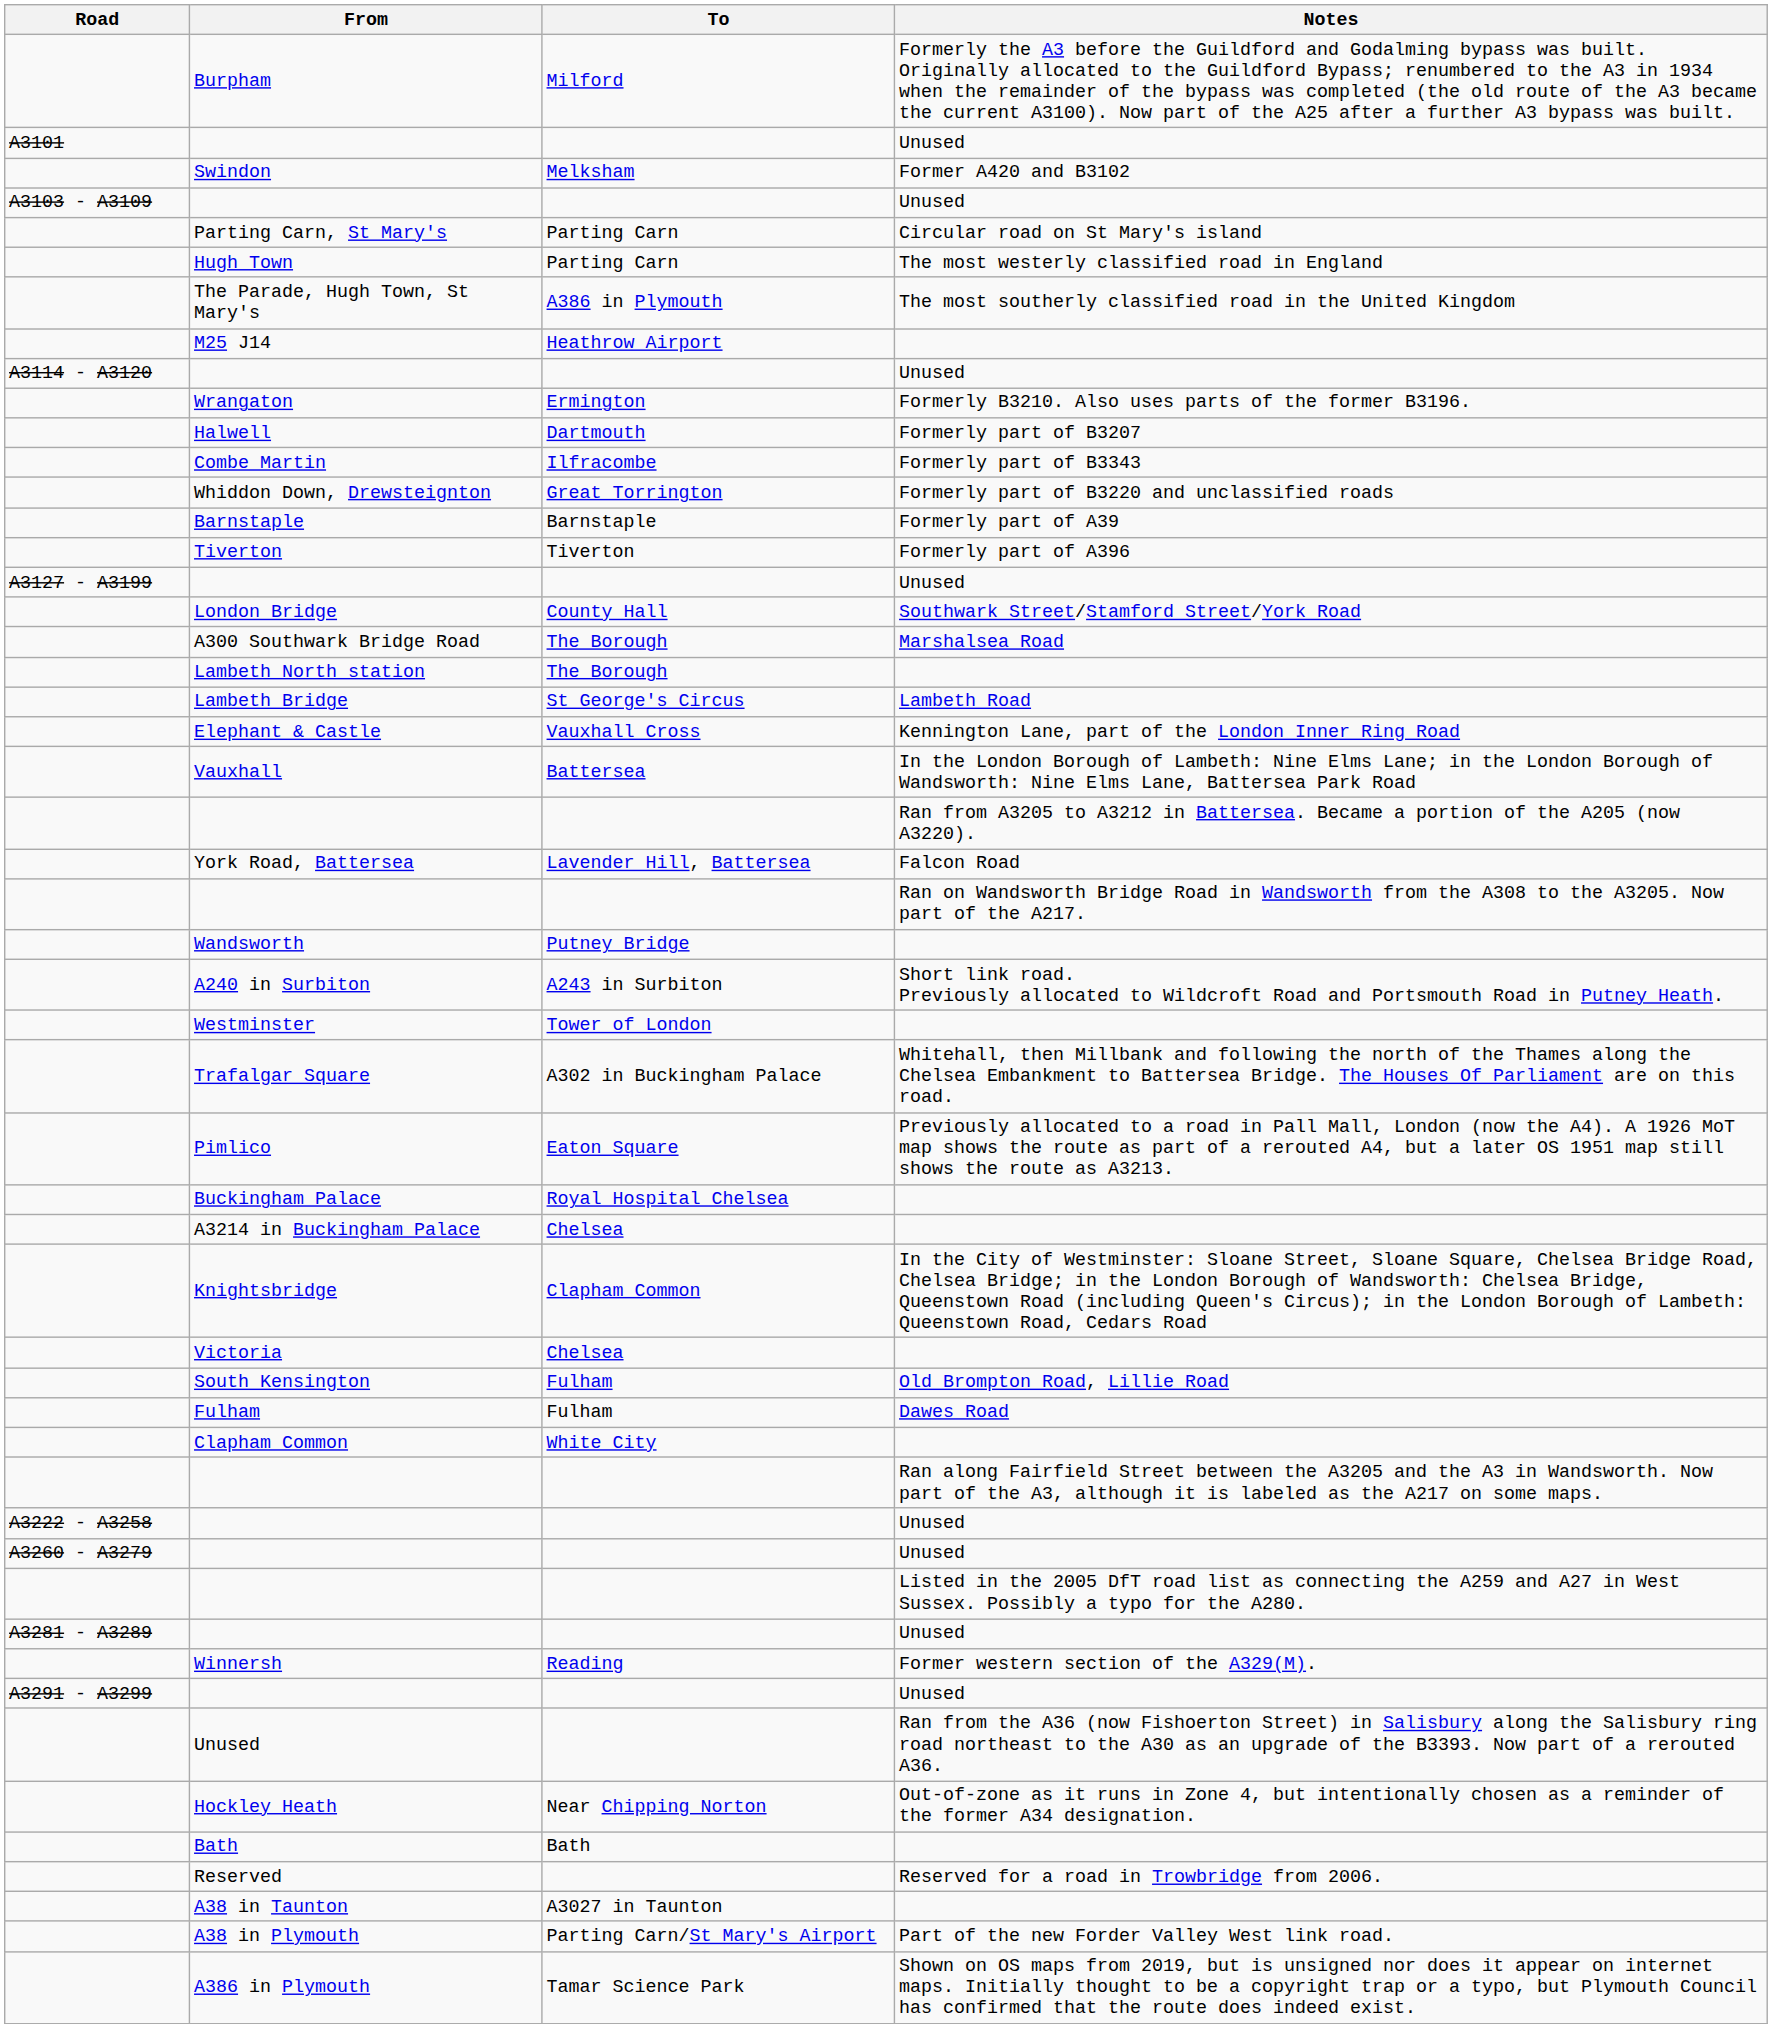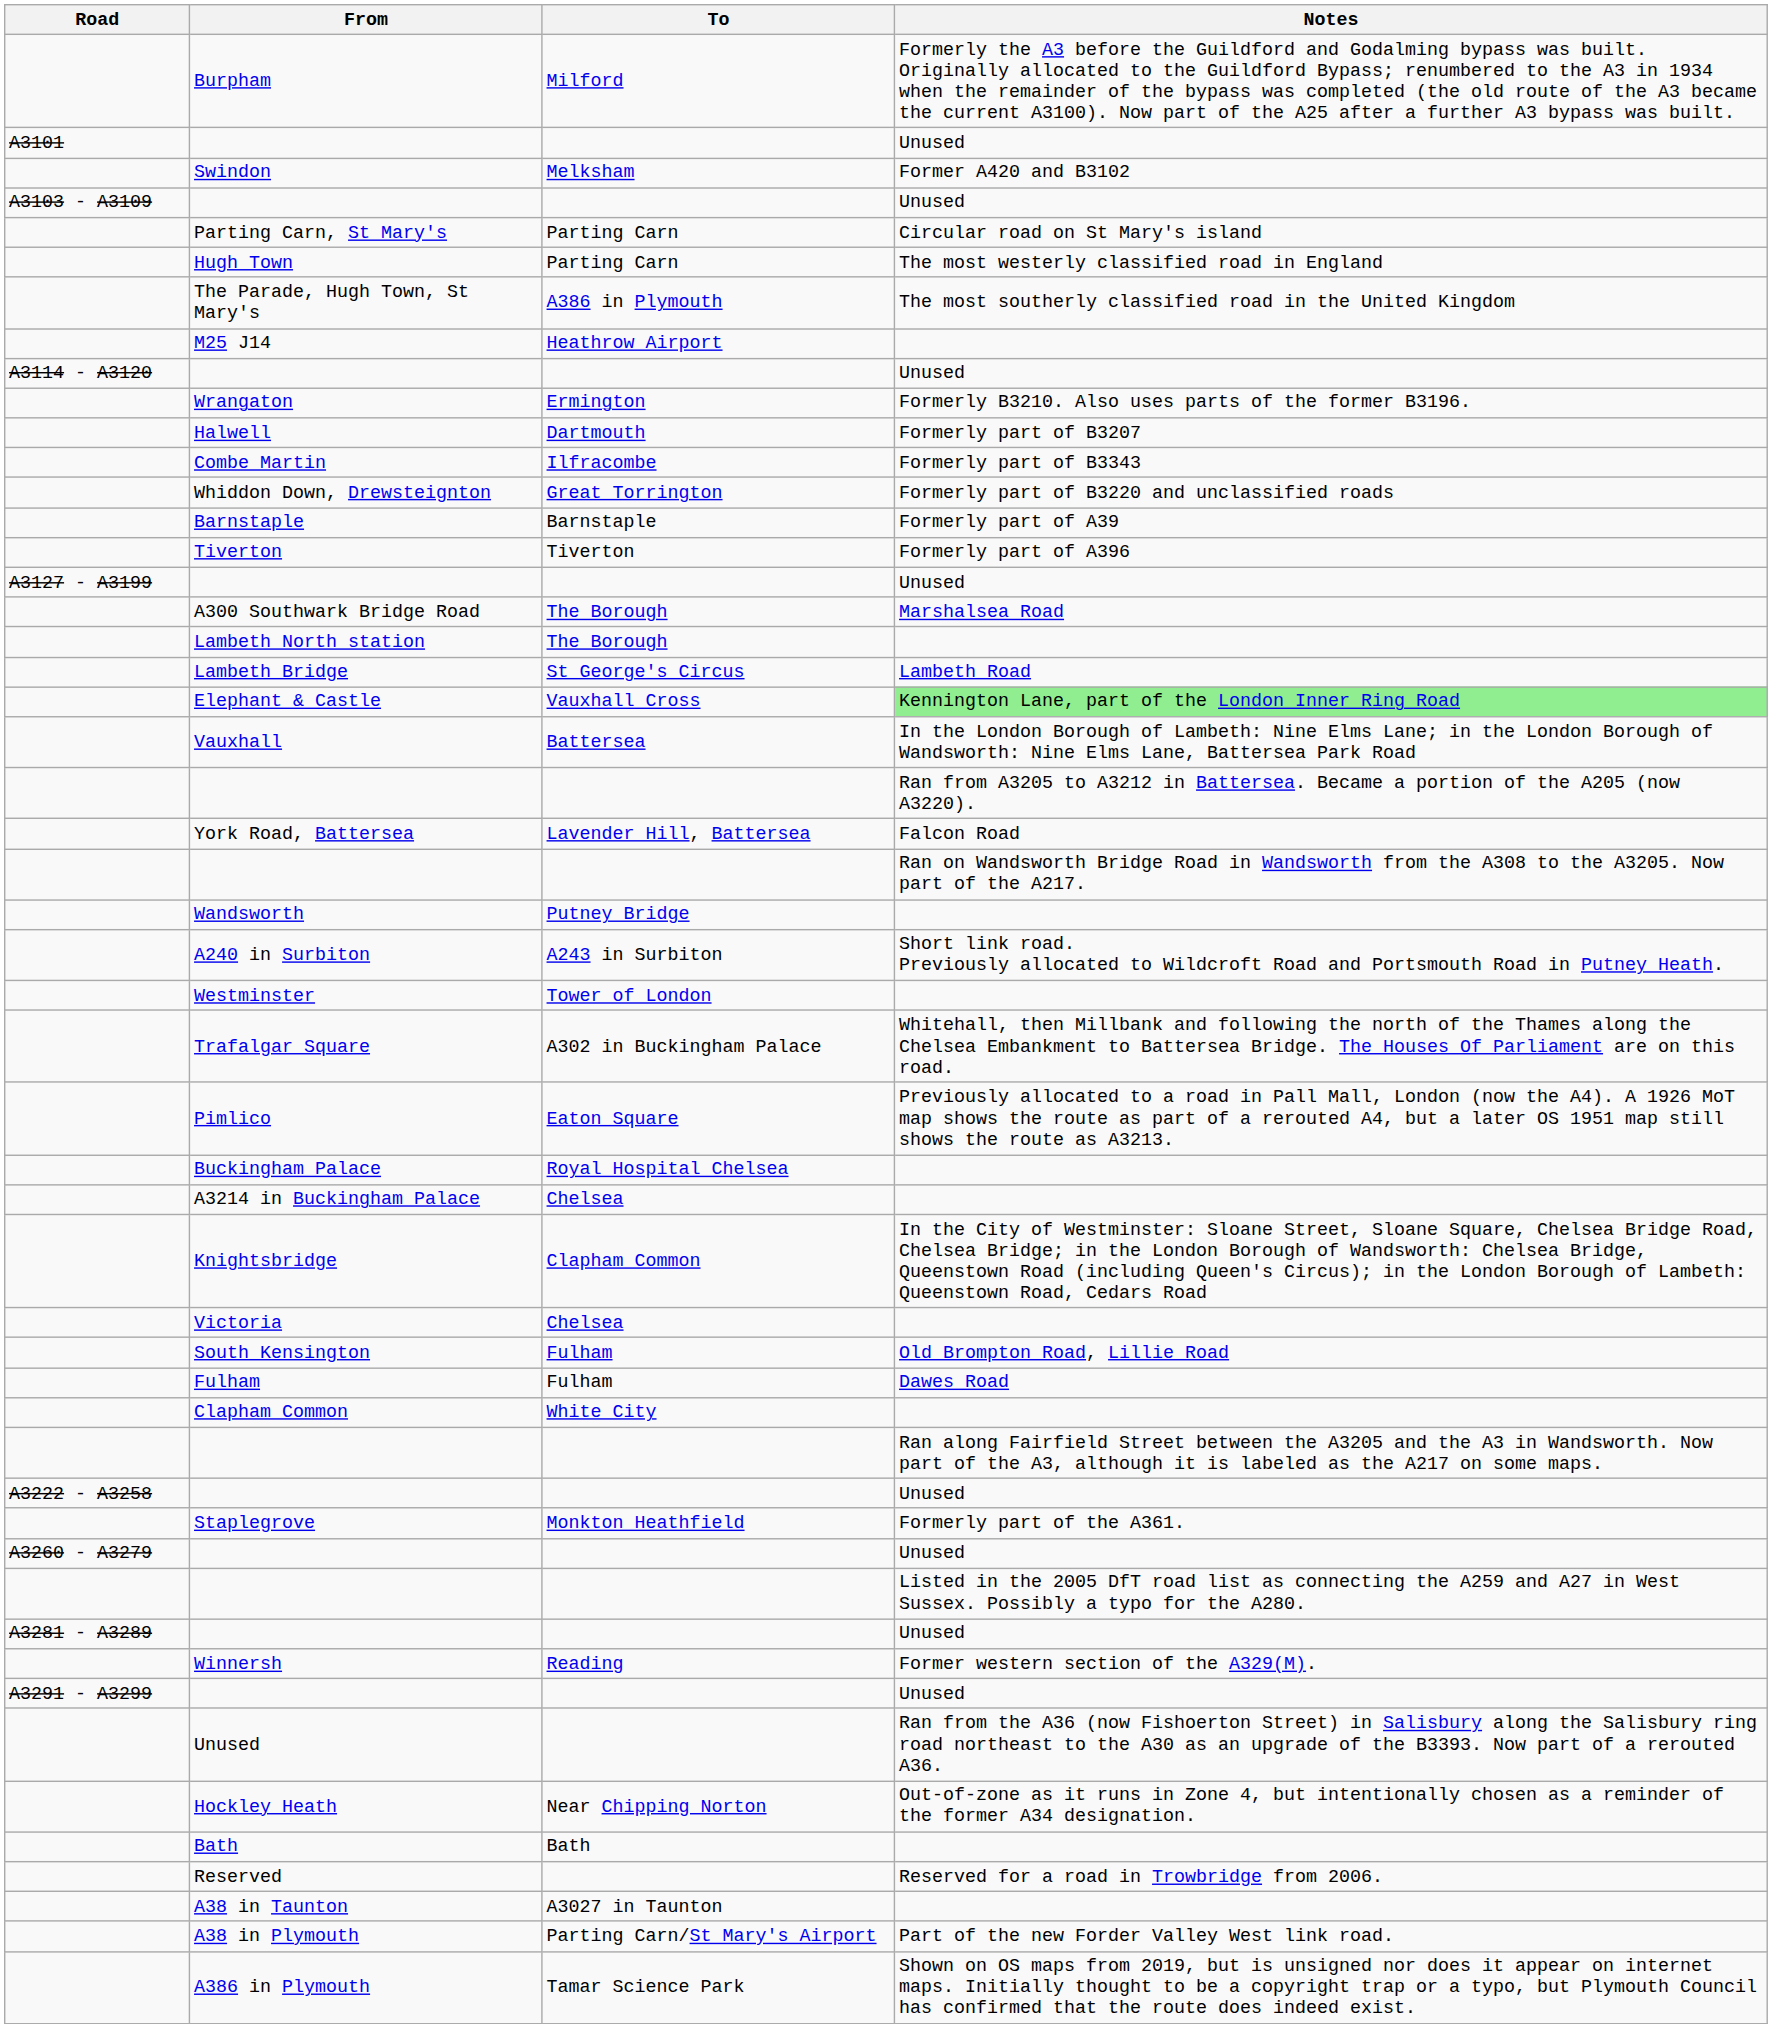- row: (97, 612)
(1180, 732) no background -> (1180, 702) lightgreen background
+ row: (97, 1523)
